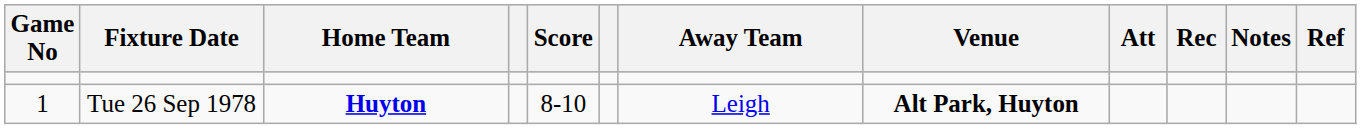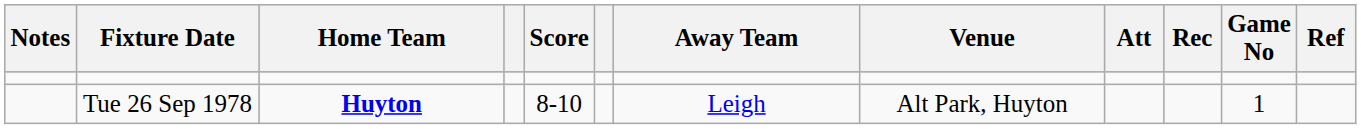columns swapped: (42, 38) <-> (1261, 38)
(986, 103) bold -> (982, 103) normal
